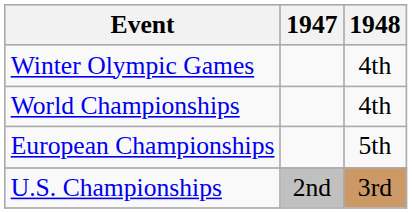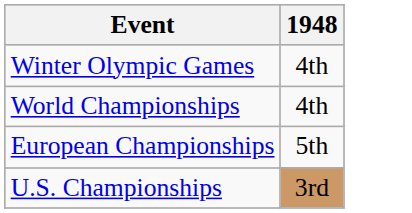- column: (312, 24)
